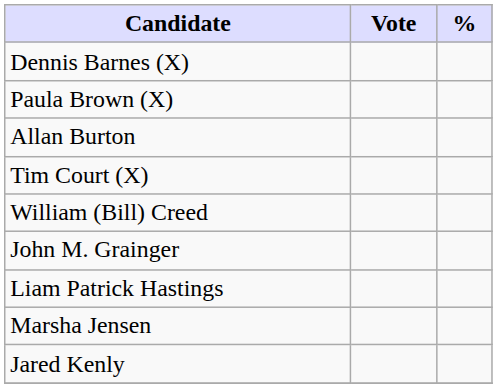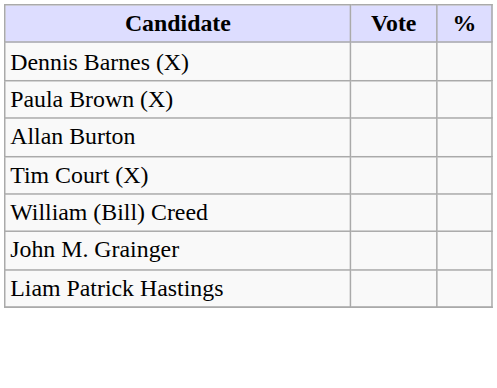- row: (81, 325)
- row: (67, 363)
